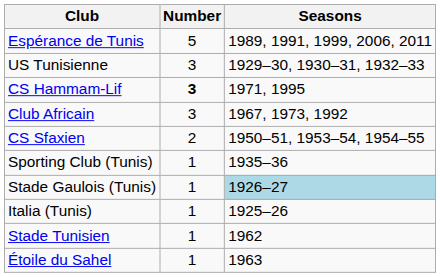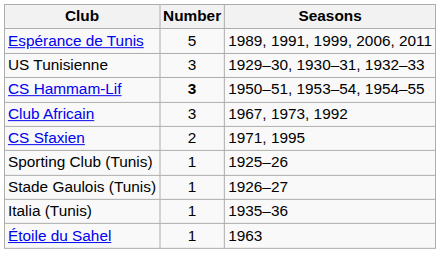(267, 89) 1971, 1995 -> (326, 89) 1950–51, 1953–54, 1954–55
(326, 138) 1950–51, 1953–54, 1954–55 -> (267, 138) 1971, 1995
(258, 162) 1935–36 -> (258, 162) 1925–26
(258, 187) lightblue background -> (258, 187) no background
(258, 211) 1925–26 -> (258, 211) 1935–36
- row: (59, 235)
